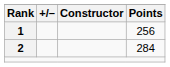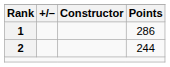(146, 31) 256 -> (146, 31) 286
(146, 48) 284 -> (146, 48) 244
